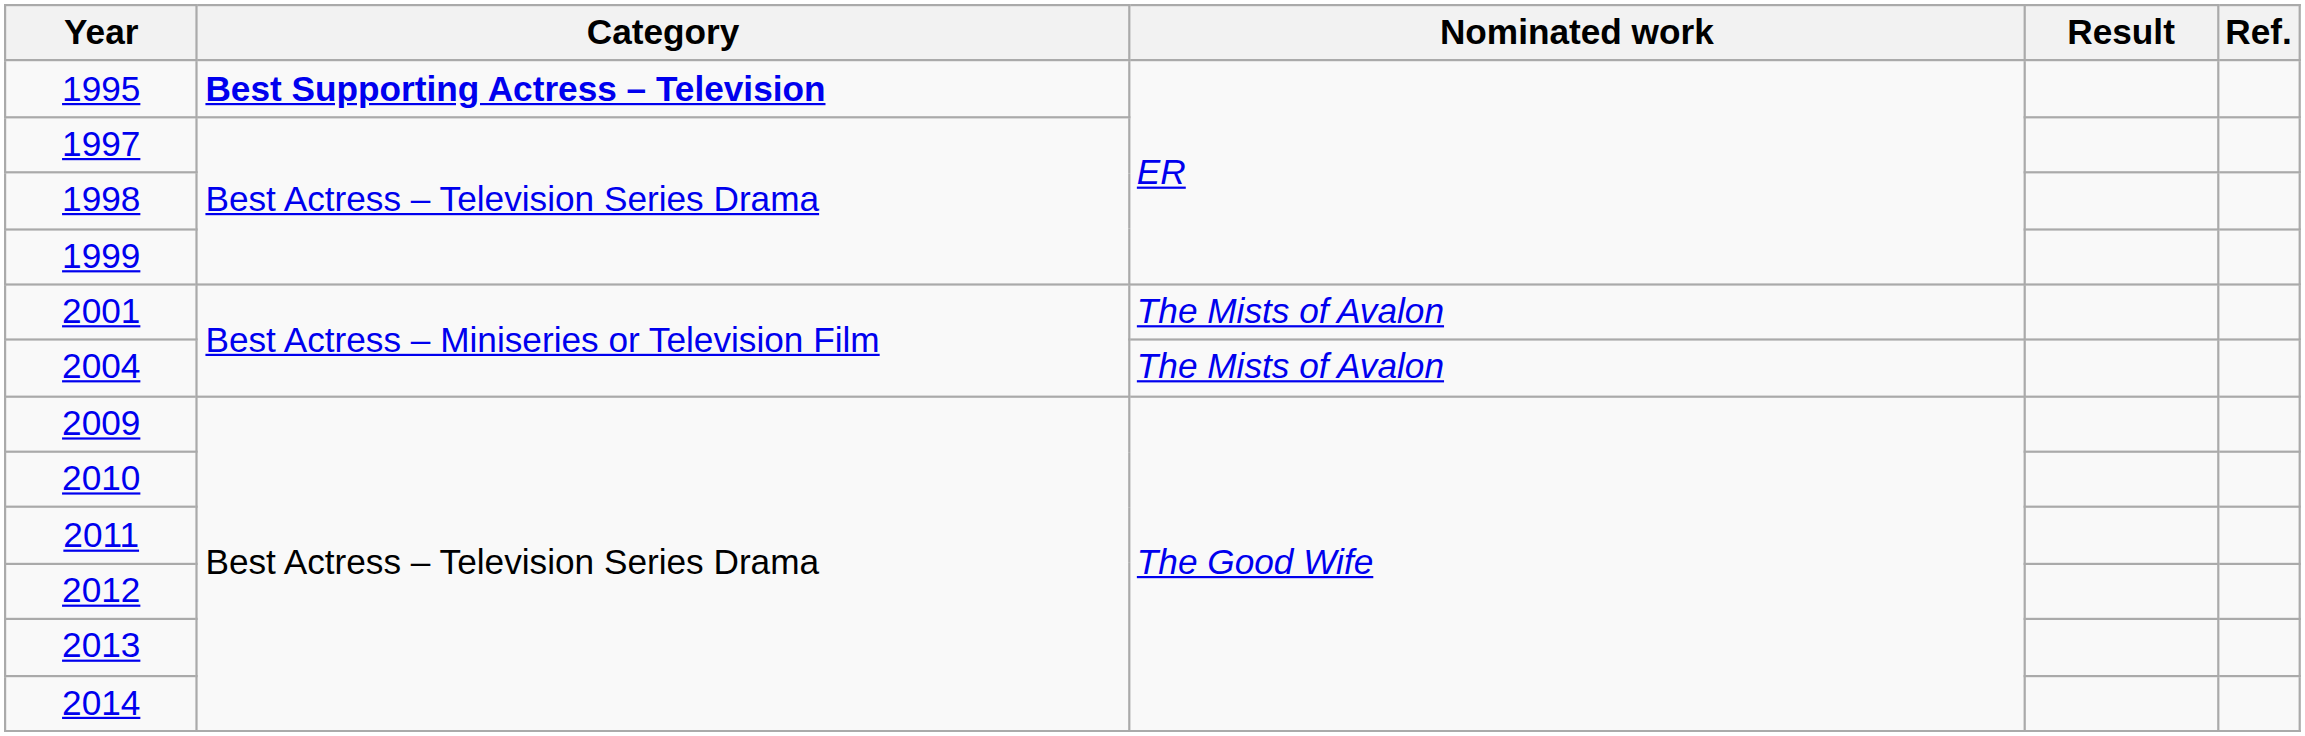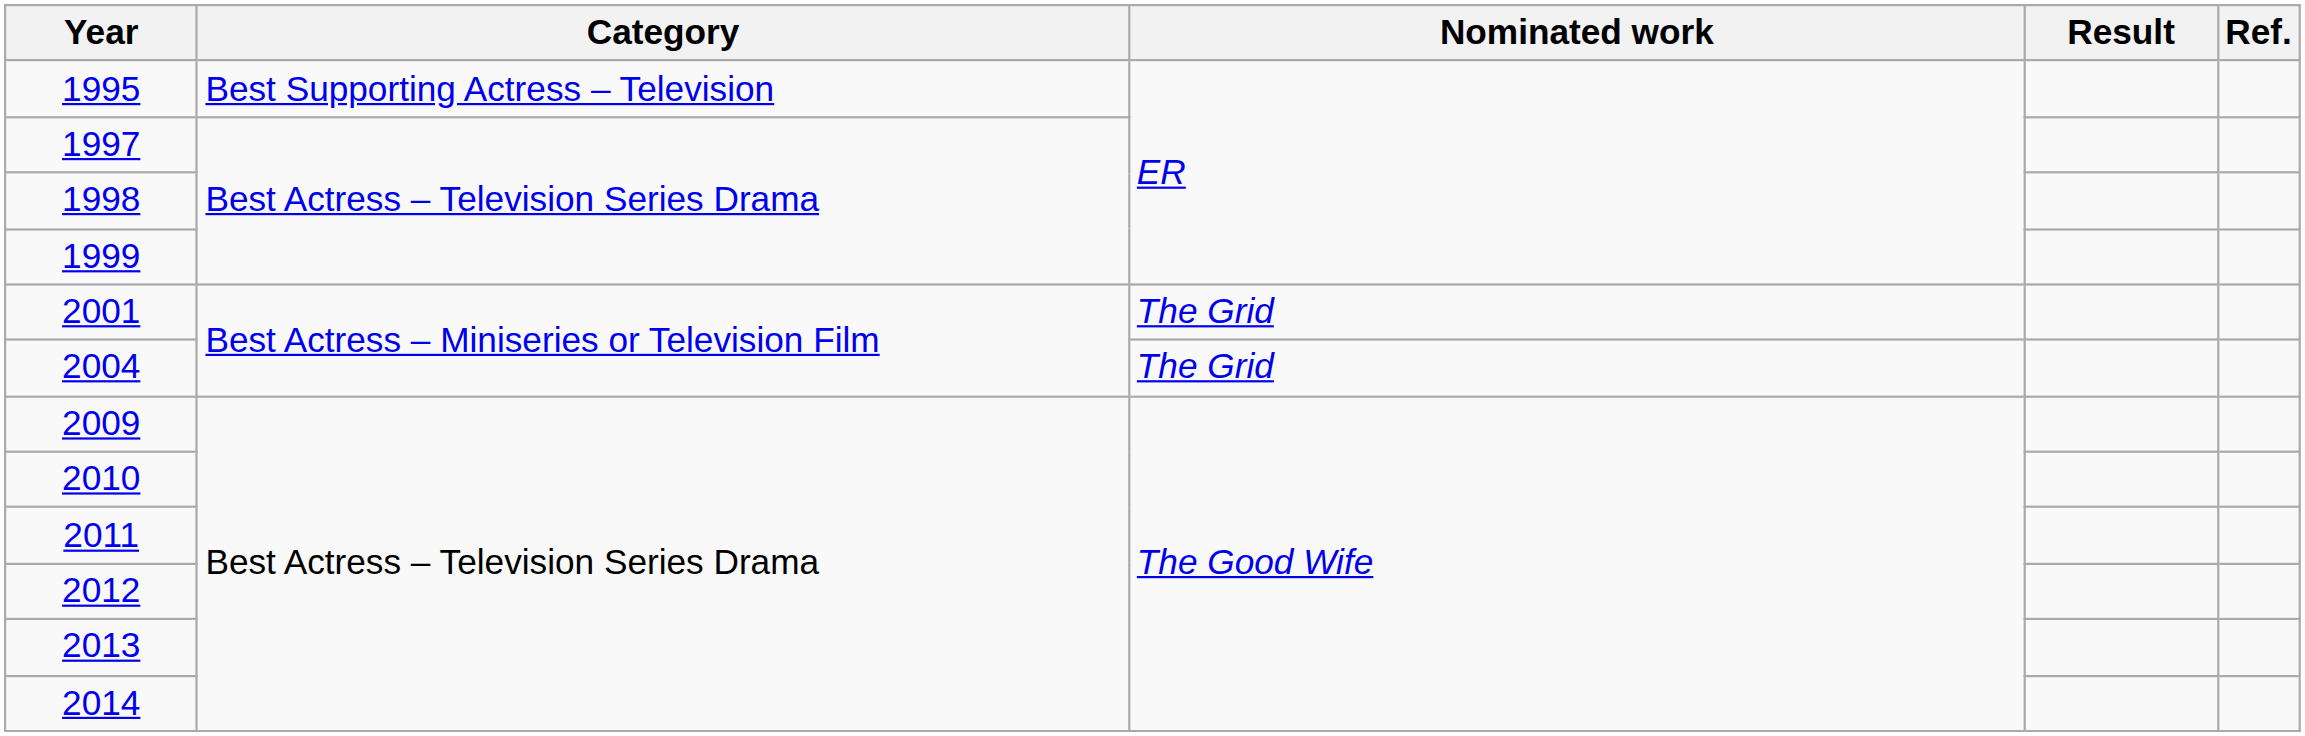(515, 88) bold -> (490, 88) normal
(1290, 311) The Mists of Avalon -> (1205, 311) The Grid
(1290, 367) The Mists of Avalon -> (1205, 367) The Grid
